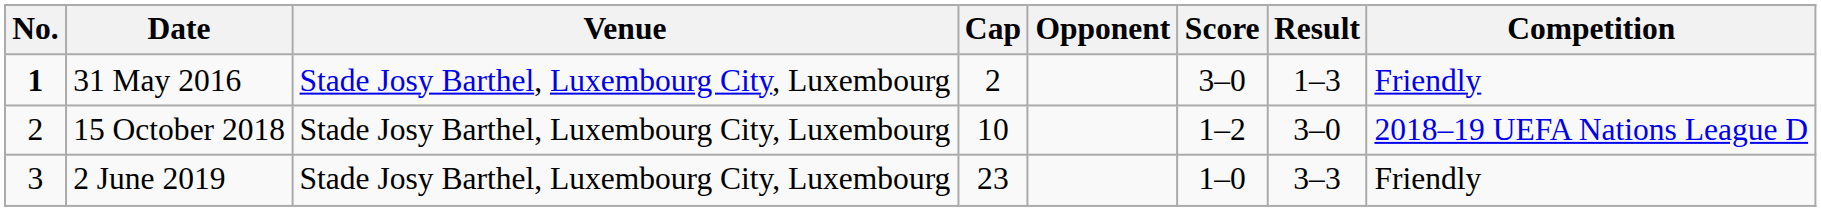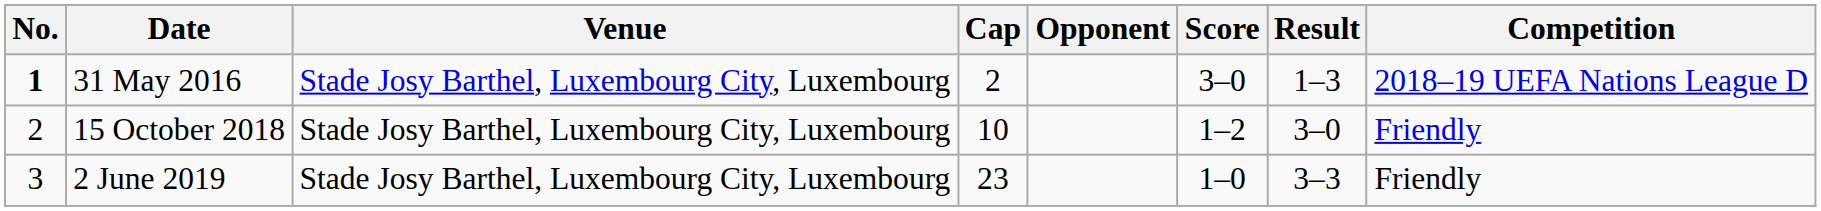(1428, 79) Friendly -> (1591, 79) 2018–19 UEFA Nations League D
(1591, 129) 2018–19 UEFA Nations League D -> (1428, 129) Friendly
